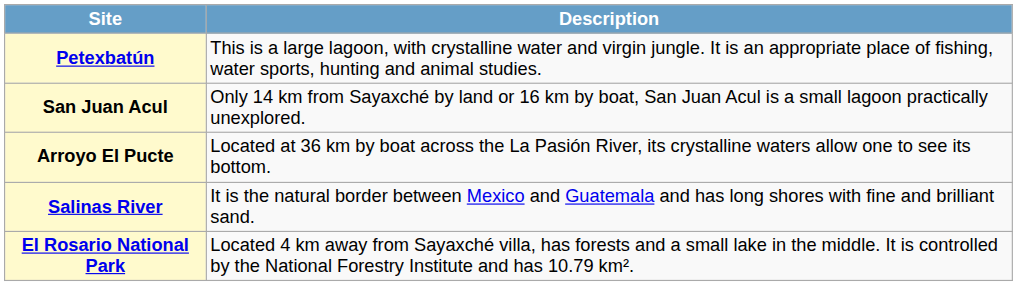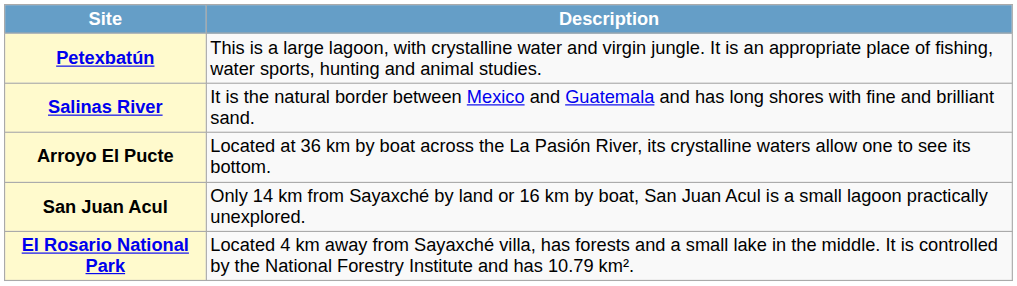rows swapped: (105, 107) <-> (105, 206)
